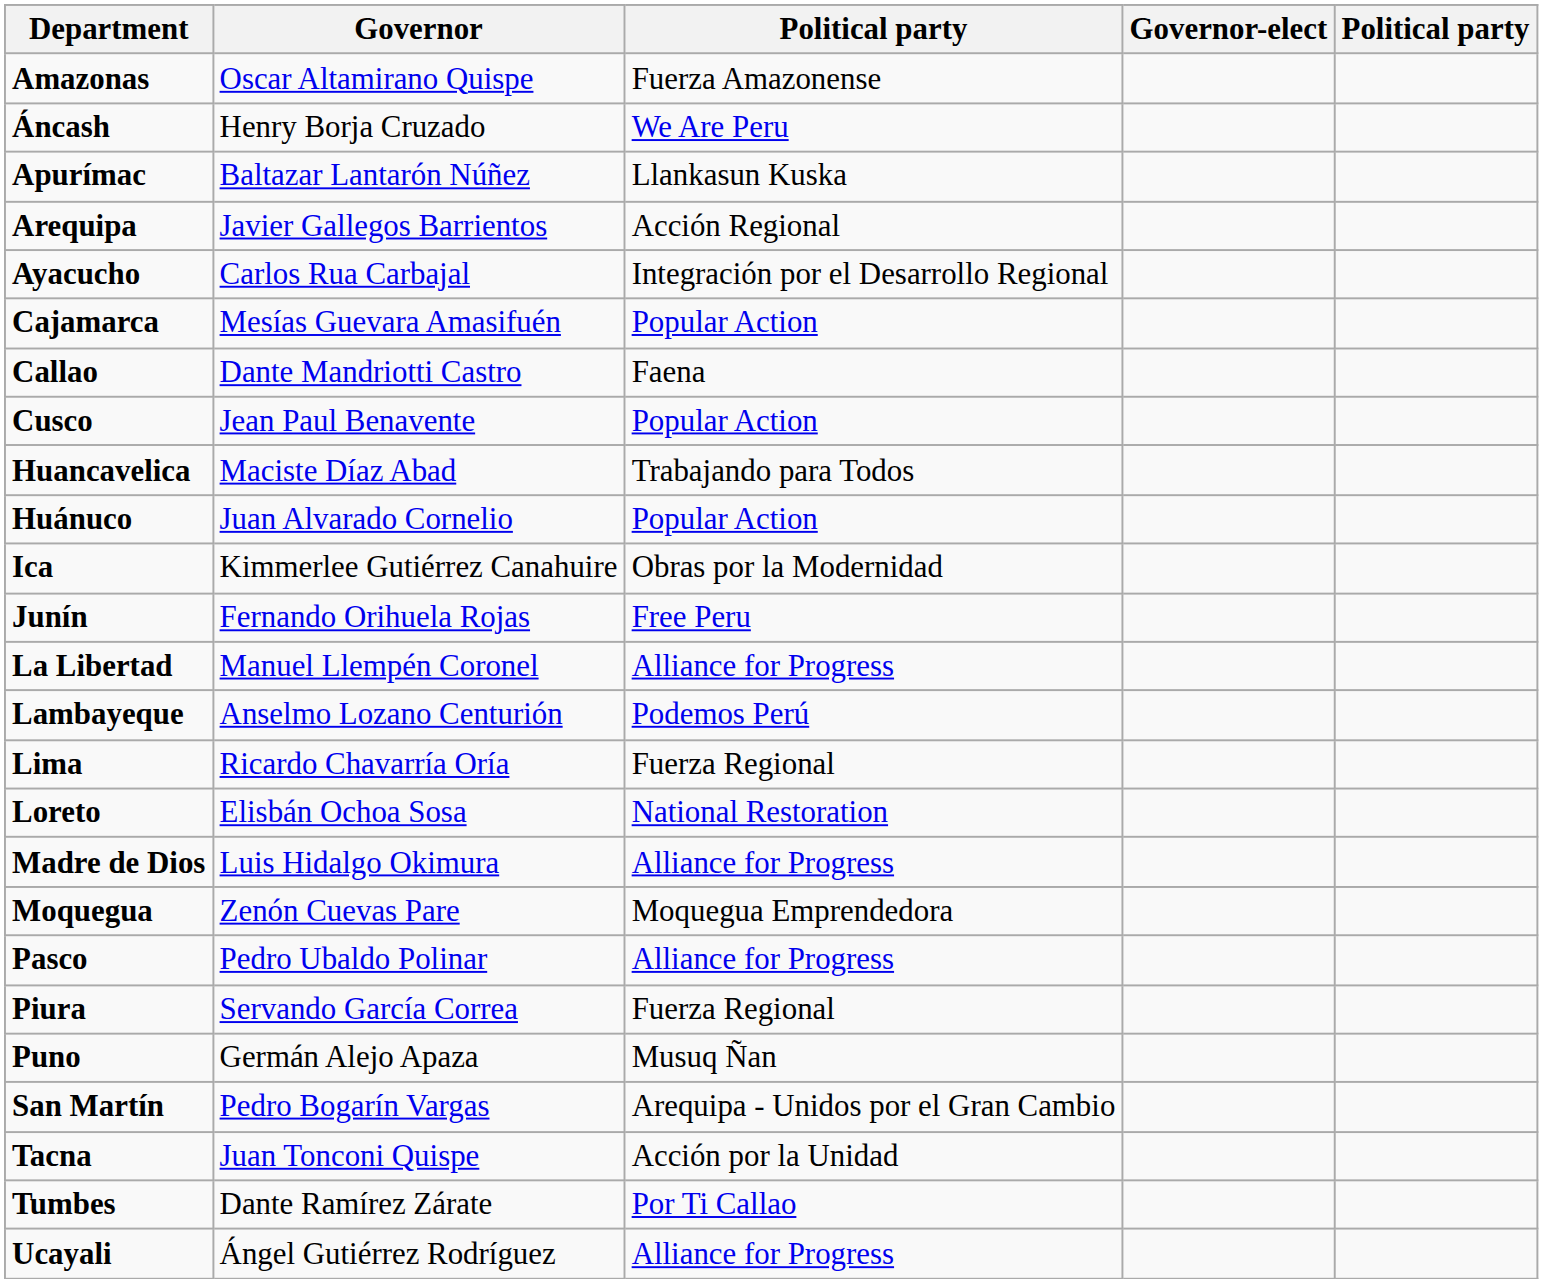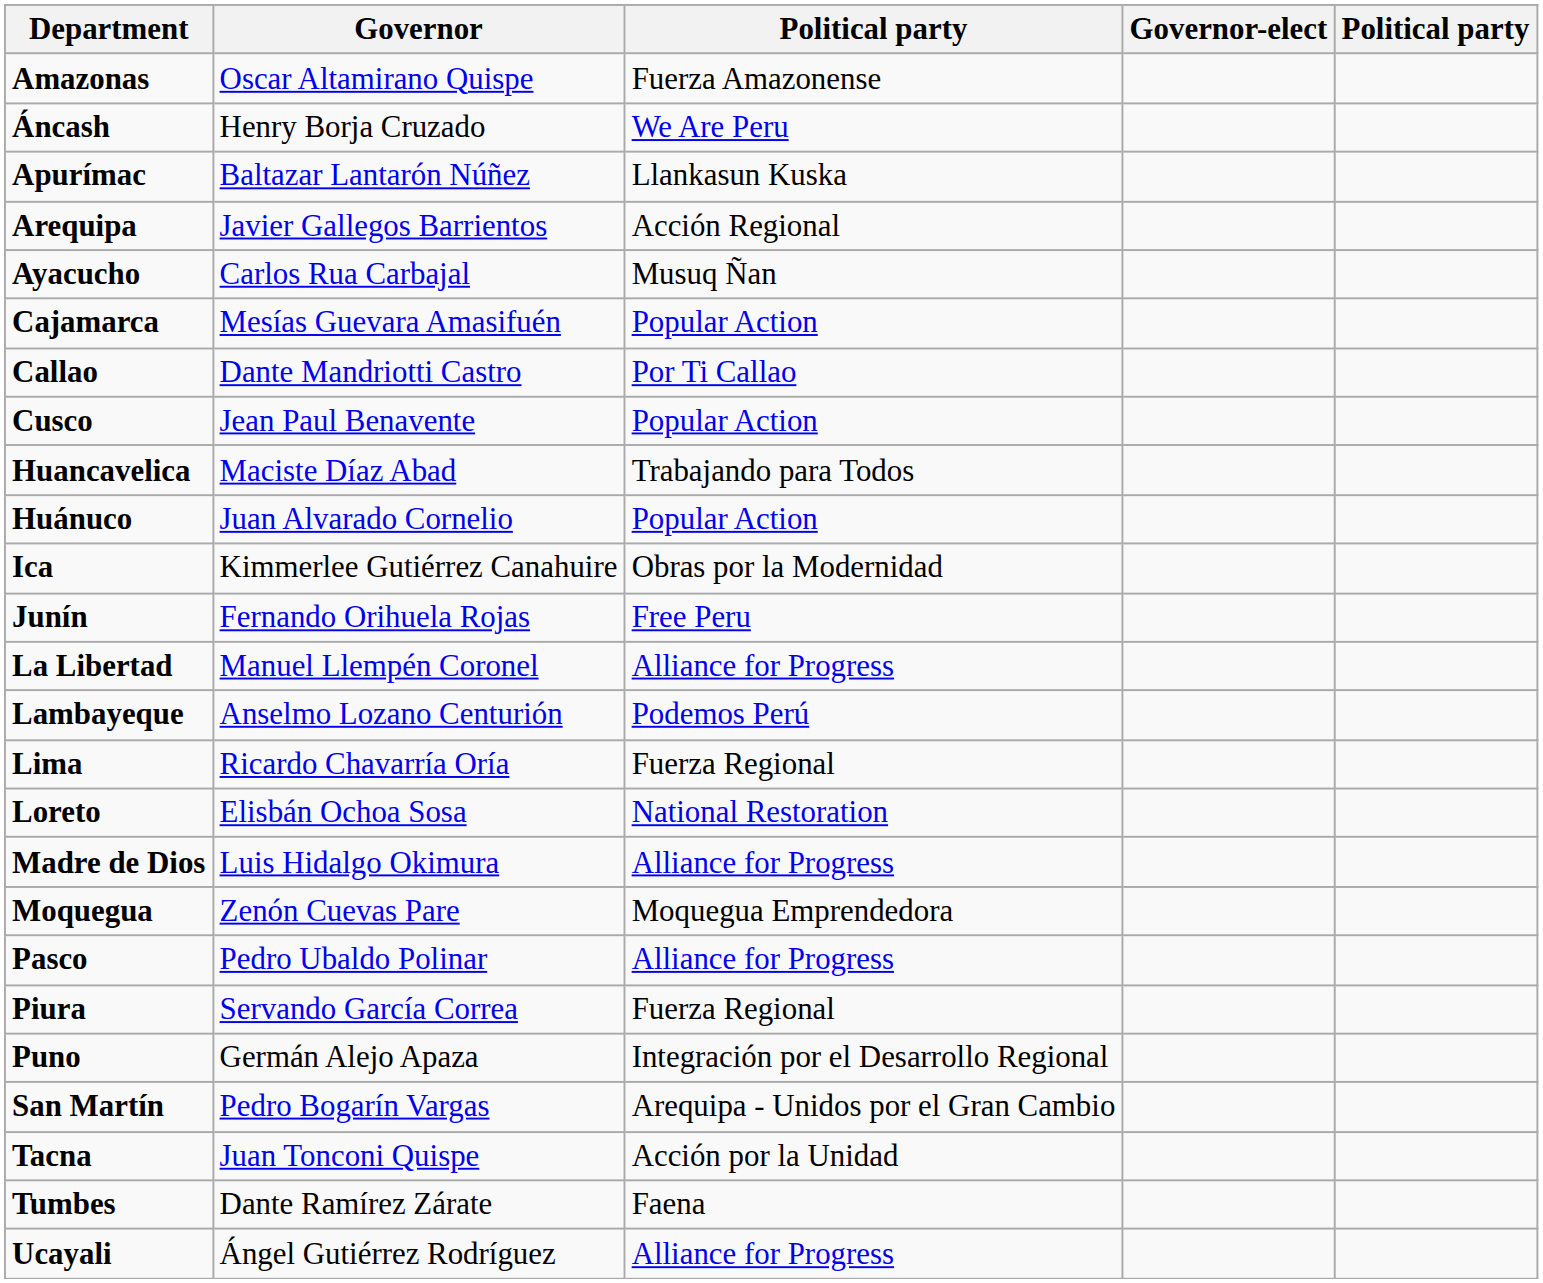(870, 273) Integración por el Desarrollo Regional -> (704, 273) Musuq Ñan
(669, 371) Faena -> (714, 371) Por Ti Callao
(704, 1057) Musuq Ñan -> (870, 1057) Integración por el Desarrollo Regional
(714, 1204) Por Ti Callao -> (669, 1204) Faena
